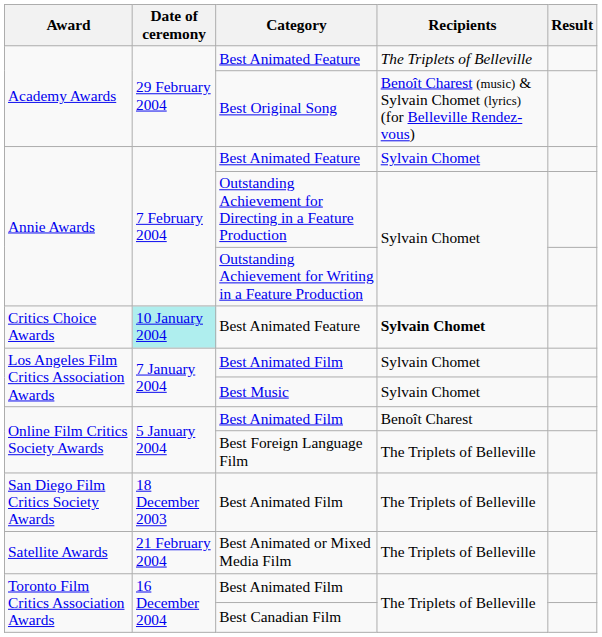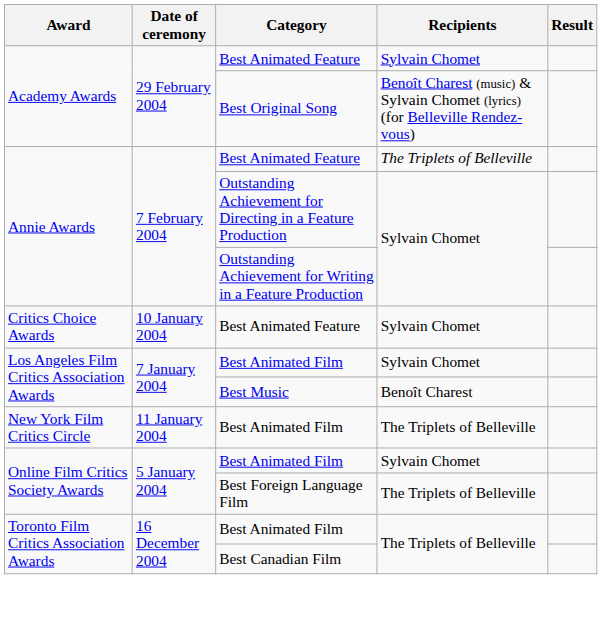(456, 58) The Triplets of Belleville -> (430, 58) Sylvain Chomet
(430, 158) Sylvain Chomet -> (456, 158) The Triplets of Belleville
(169, 326) paleturquoise background -> (169, 326) no background
(433, 326) bold -> (430, 326) normal
(430, 392) Sylvain Chomet -> (427, 392) Benoît Charest
+ row: (56, 427)
(427, 418) Benoît Charest -> (430, 460) Sylvain Chomet
- row: (57, 502)
- row: (58, 552)
